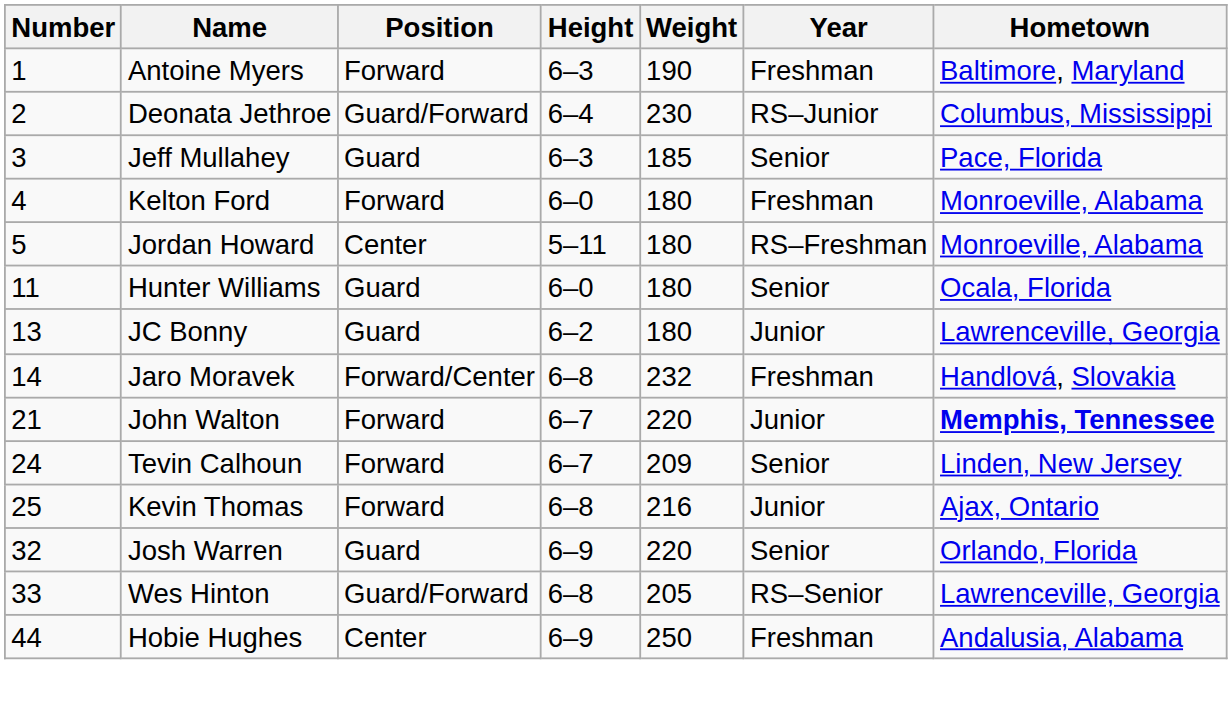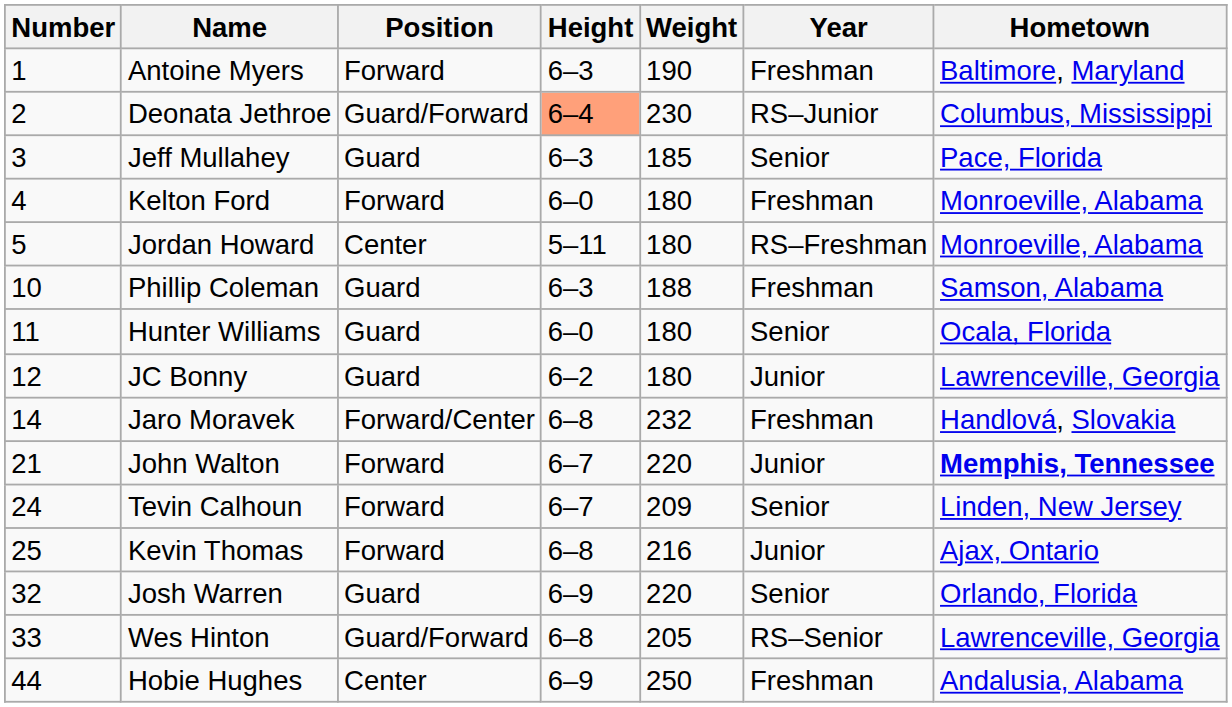(571, 114) no background -> (571, 114) lightsalmon background
+ row: (223, 288)
(27, 332) 13 -> (27, 375) 12
